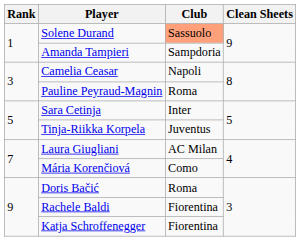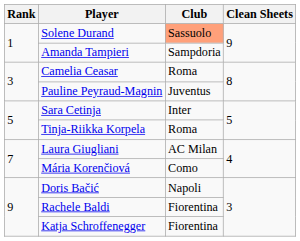(185, 71) Napoli -> (183, 71) Roma
(183, 91) Roma -> (189, 91) Juventus
(189, 129) Juventus -> (183, 129) Roma
(183, 187) Roma -> (185, 187) Napoli
